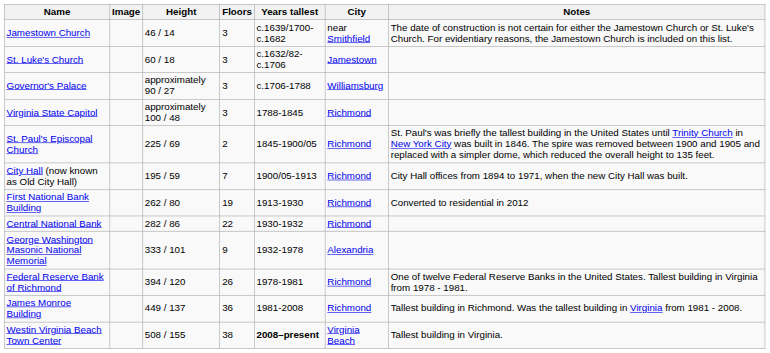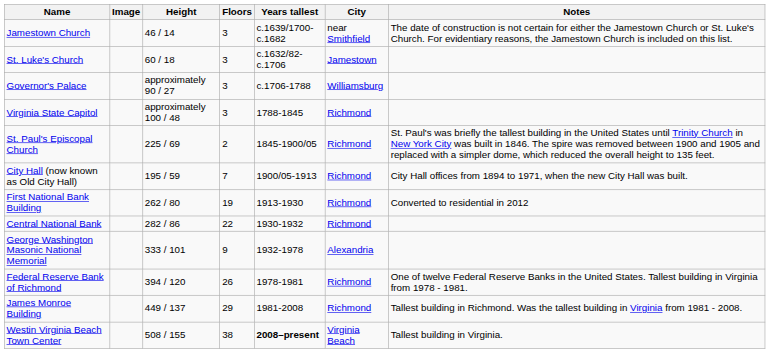(228, 308) 36 -> (228, 308) 29
